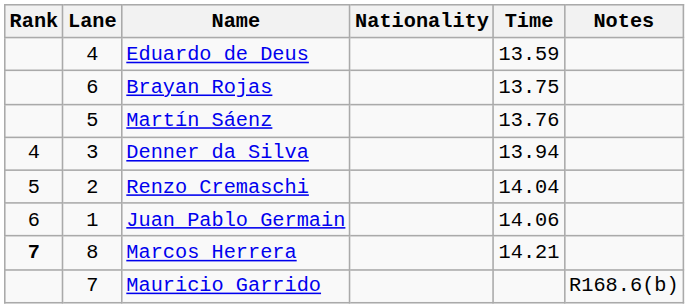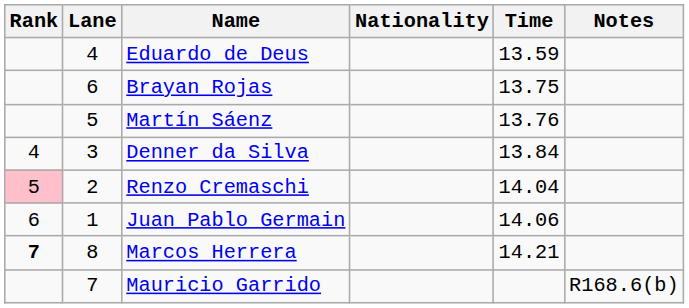(529, 154) 13.94 -> (529, 154) 13.84
(34, 187) no background -> (34, 187) pink background
